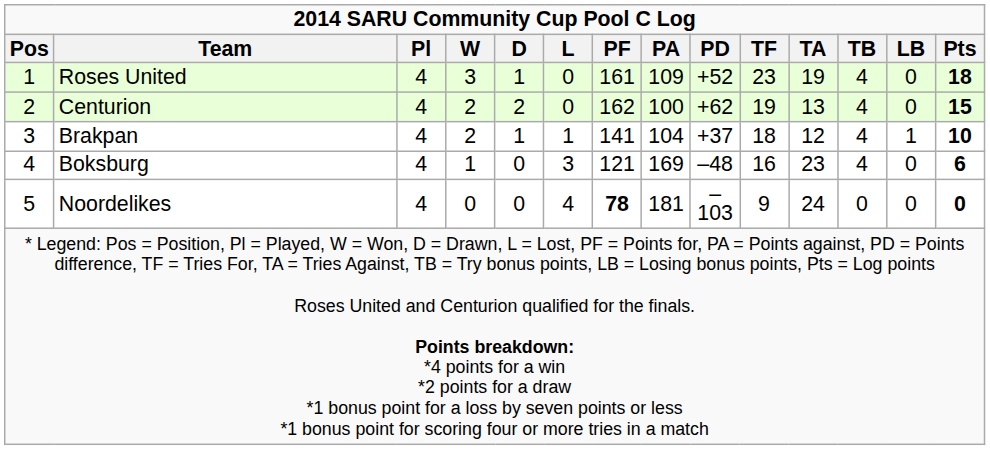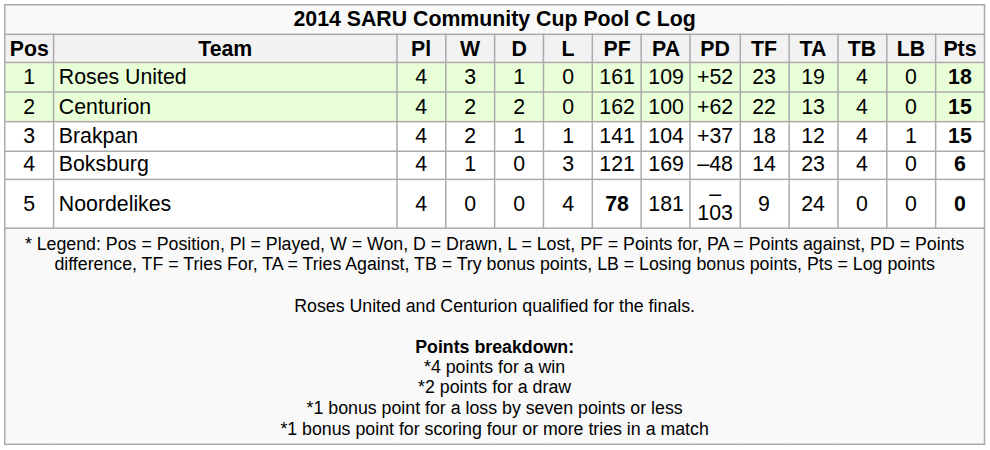(764, 106) 19 -> (764, 106) 22
(960, 136) 10 -> (960, 136) 15
(764, 165) 16 -> (764, 165) 14
